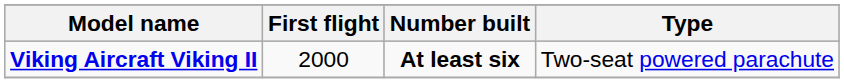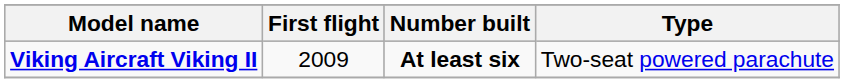(324, 59) 2000 -> (324, 59) 2009
